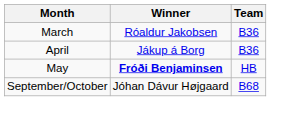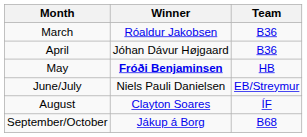(171, 50) Jákup á Borg -> (171, 50) Jóhan Dávur Højgaard
+ row: (57, 86)
+ row: (57, 104)
(171, 86) Jóhan Dávur Højgaard -> (171, 123) Jákup á Borg
